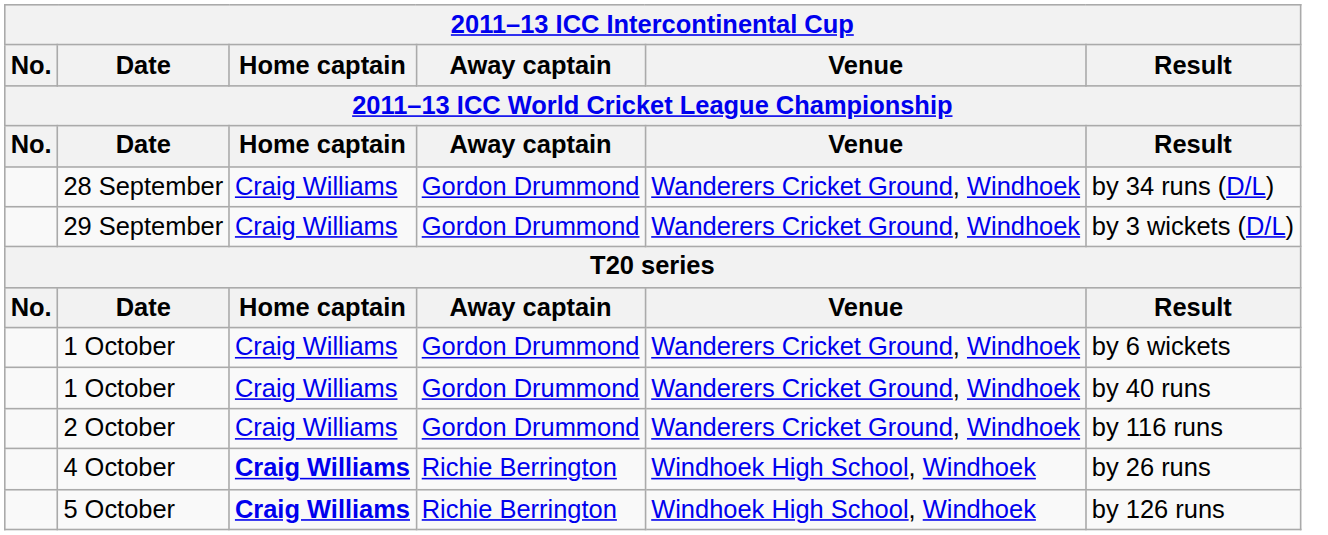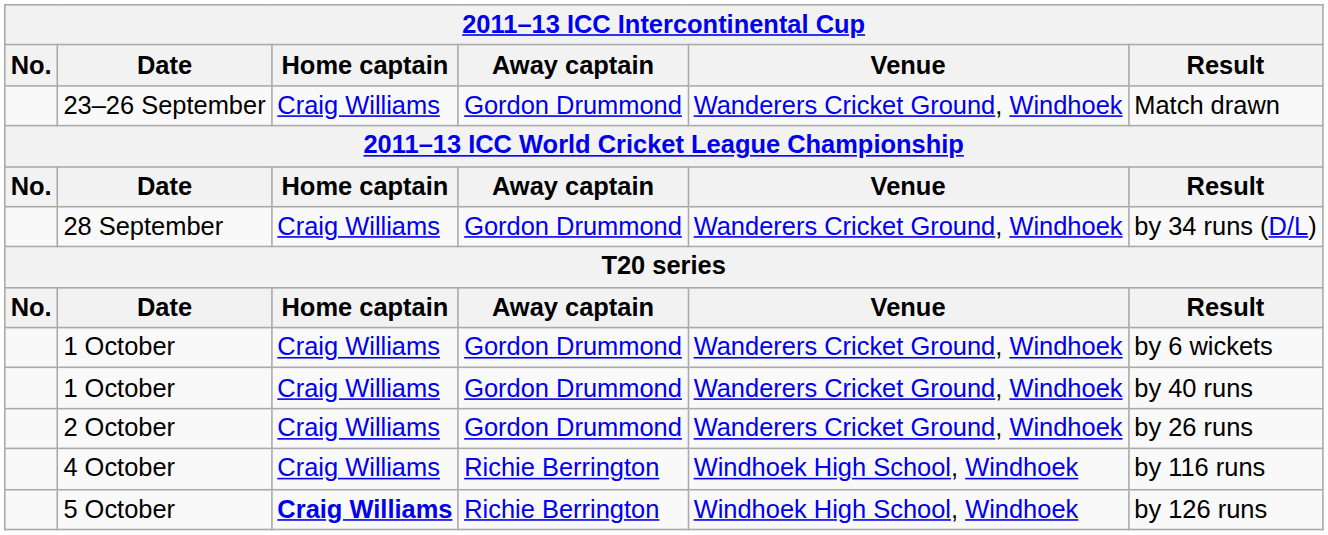+ row: (165, 105)
- row: (143, 226)
(1157, 428) by 116 runs -> (1194, 428) by 26 runs
(322, 468) bold -> (359, 468) normal
(1151, 468) by 26 runs -> (1200, 468) by 116 runs
